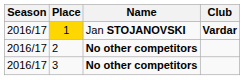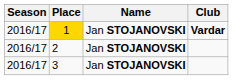(142, 48) No other competitors -> (136, 48) Jan STOJANOVSKI
(142, 65) No other competitors -> (136, 65) Jan STOJANOVSKI
